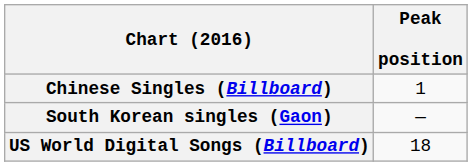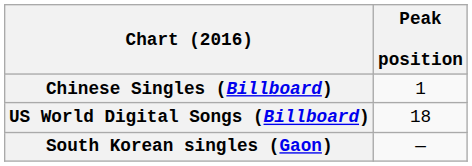rows swapped: (189, 118) <-> (189, 146)
